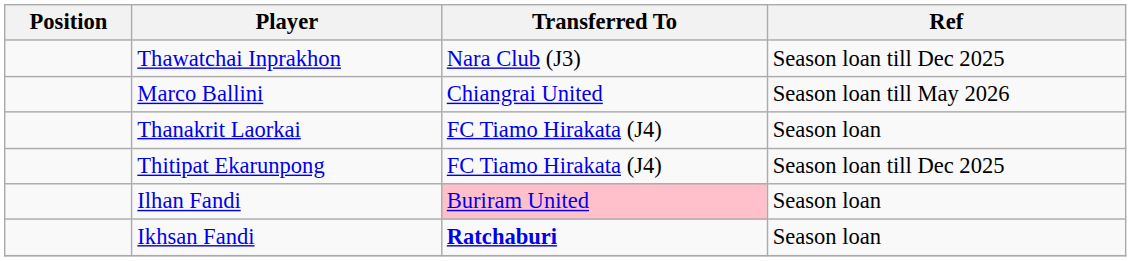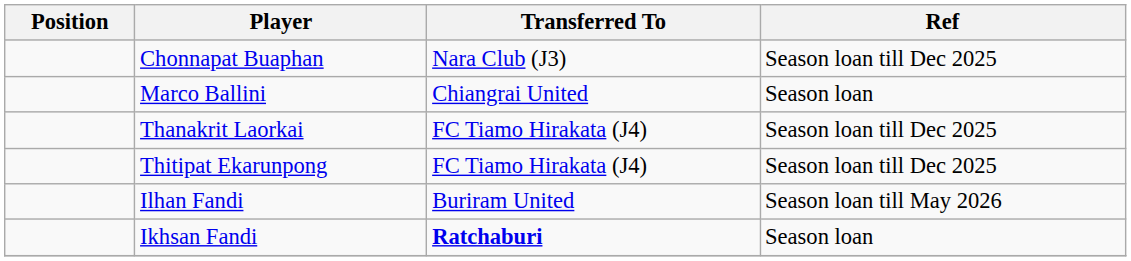+ row: (232, 58)
- row: (239, 58)
(891, 93) Season loan till May 2026 -> (819, 93) Season loan
(827, 129) Season loan -> (881, 129) Season loan till Dec 2025
(518, 201) pink background -> (503, 201) no background
(827, 201) Season loan -> (883, 201) Season loan till May 2026
